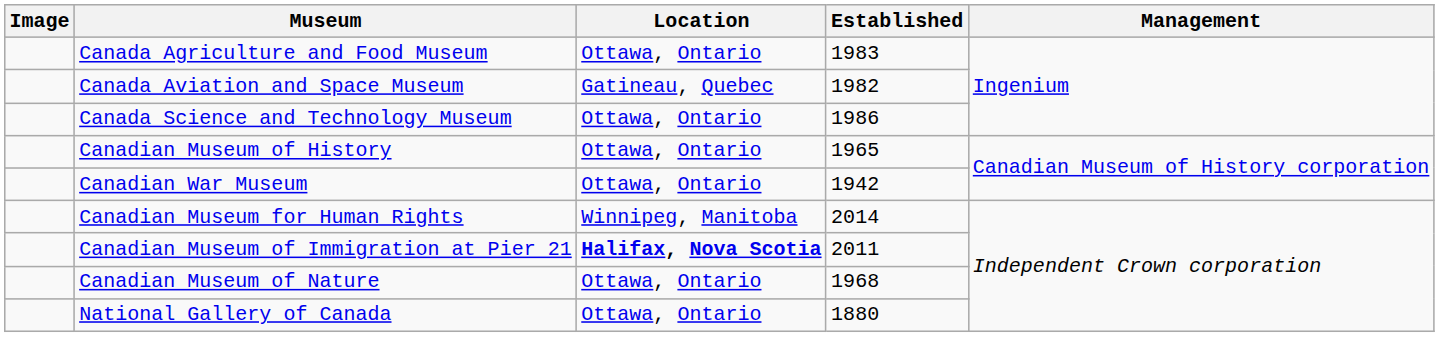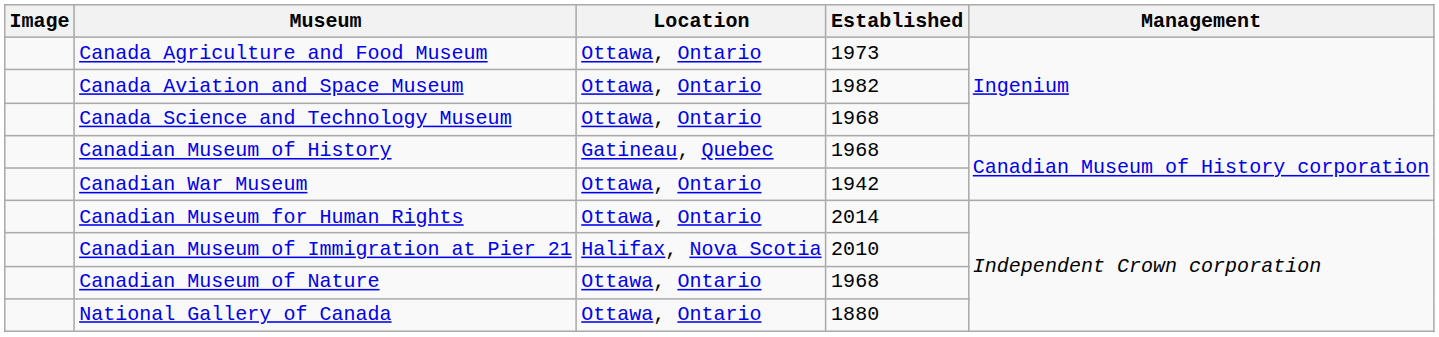(855, 54) 1983 -> (855, 54) 1973
(677, 86) Gatineau, Quebec -> (671, 86) Ottawa, Ontario
(855, 119) 1986 -> (855, 119) 1968
(671, 152) Ottawa, Ontario -> (677, 152) Gatineau, Quebec
(855, 152) 1965 -> (855, 152) 1968
(689, 217) Winnipeg, Manitoba -> (671, 217) Ottawa, Ontario
(701, 249) bold -> (701, 249) normal
(855, 249) 2011 -> (855, 249) 2010
